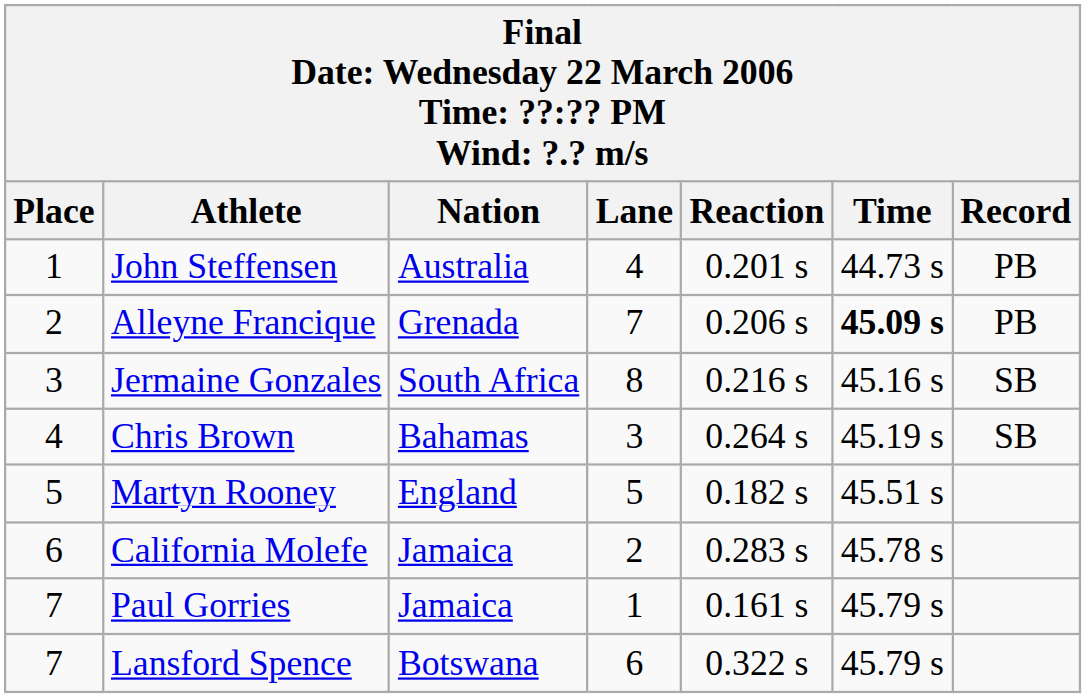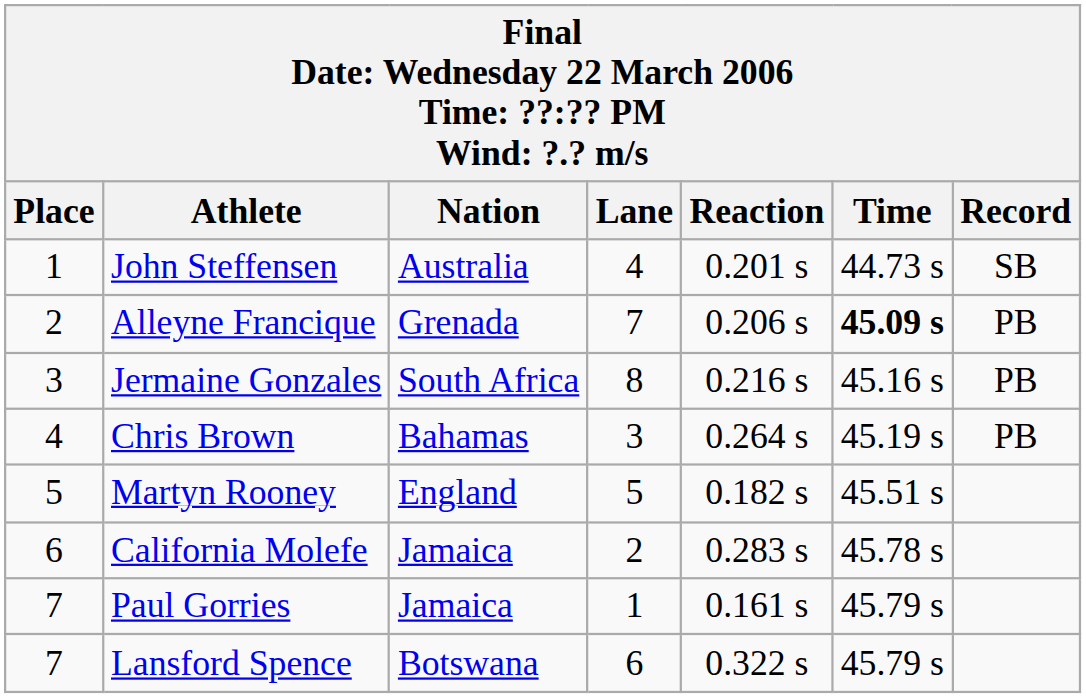(1016, 266) PB -> (1016, 266) SB
(1016, 379) SB -> (1016, 379) PB
(1016, 436) SB -> (1016, 436) PB
